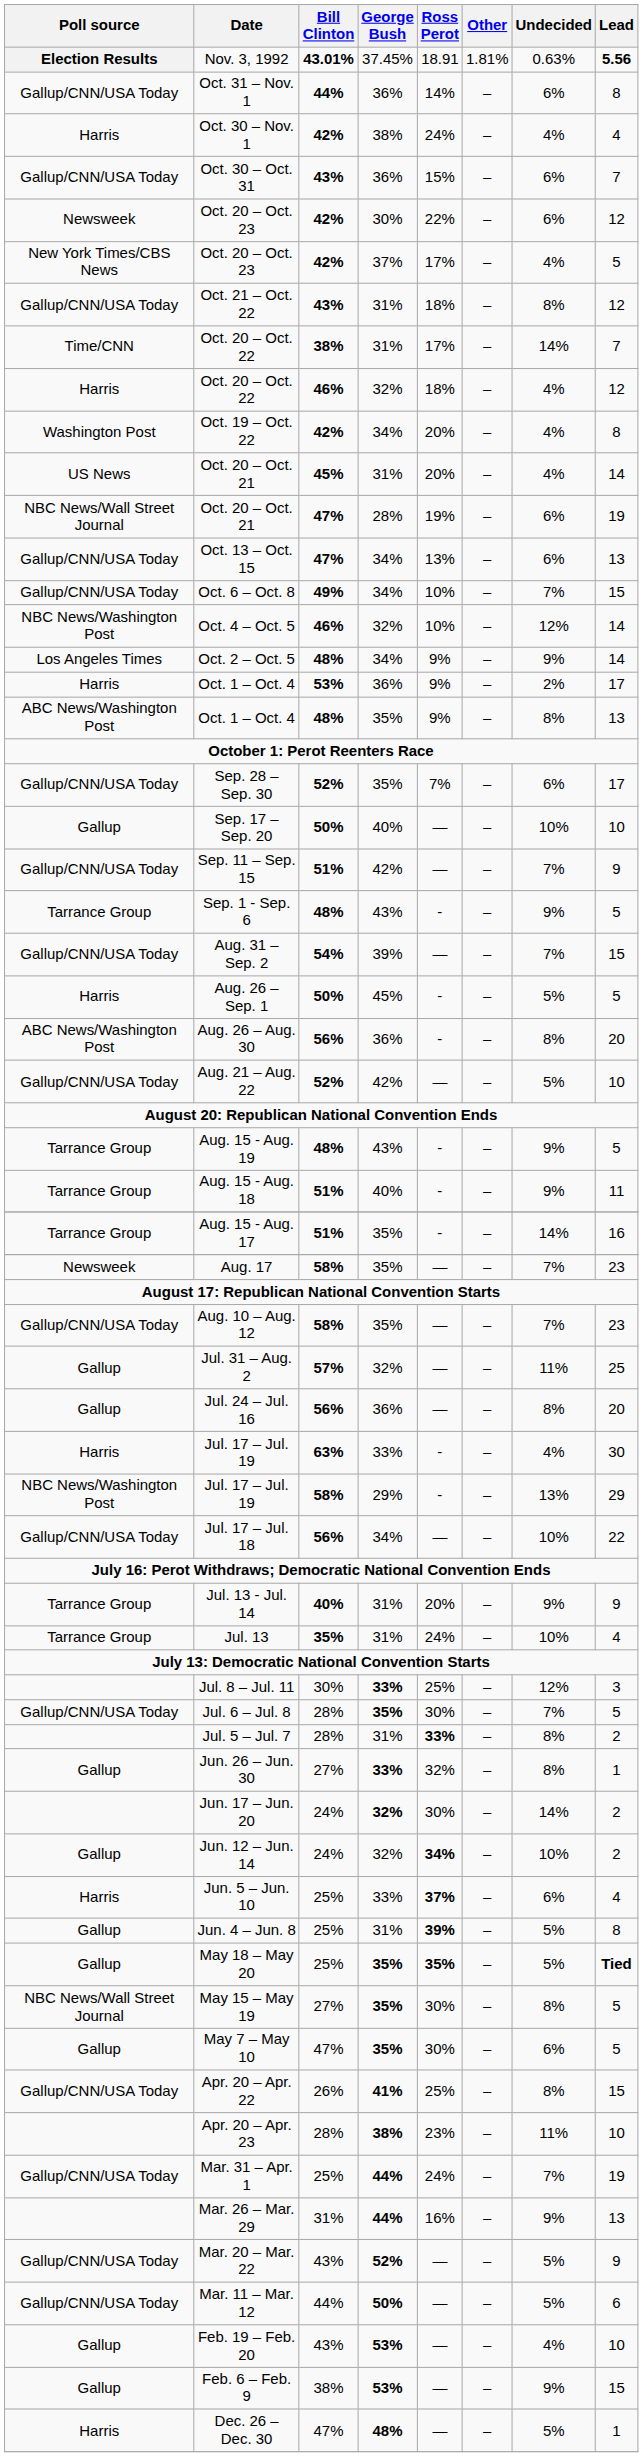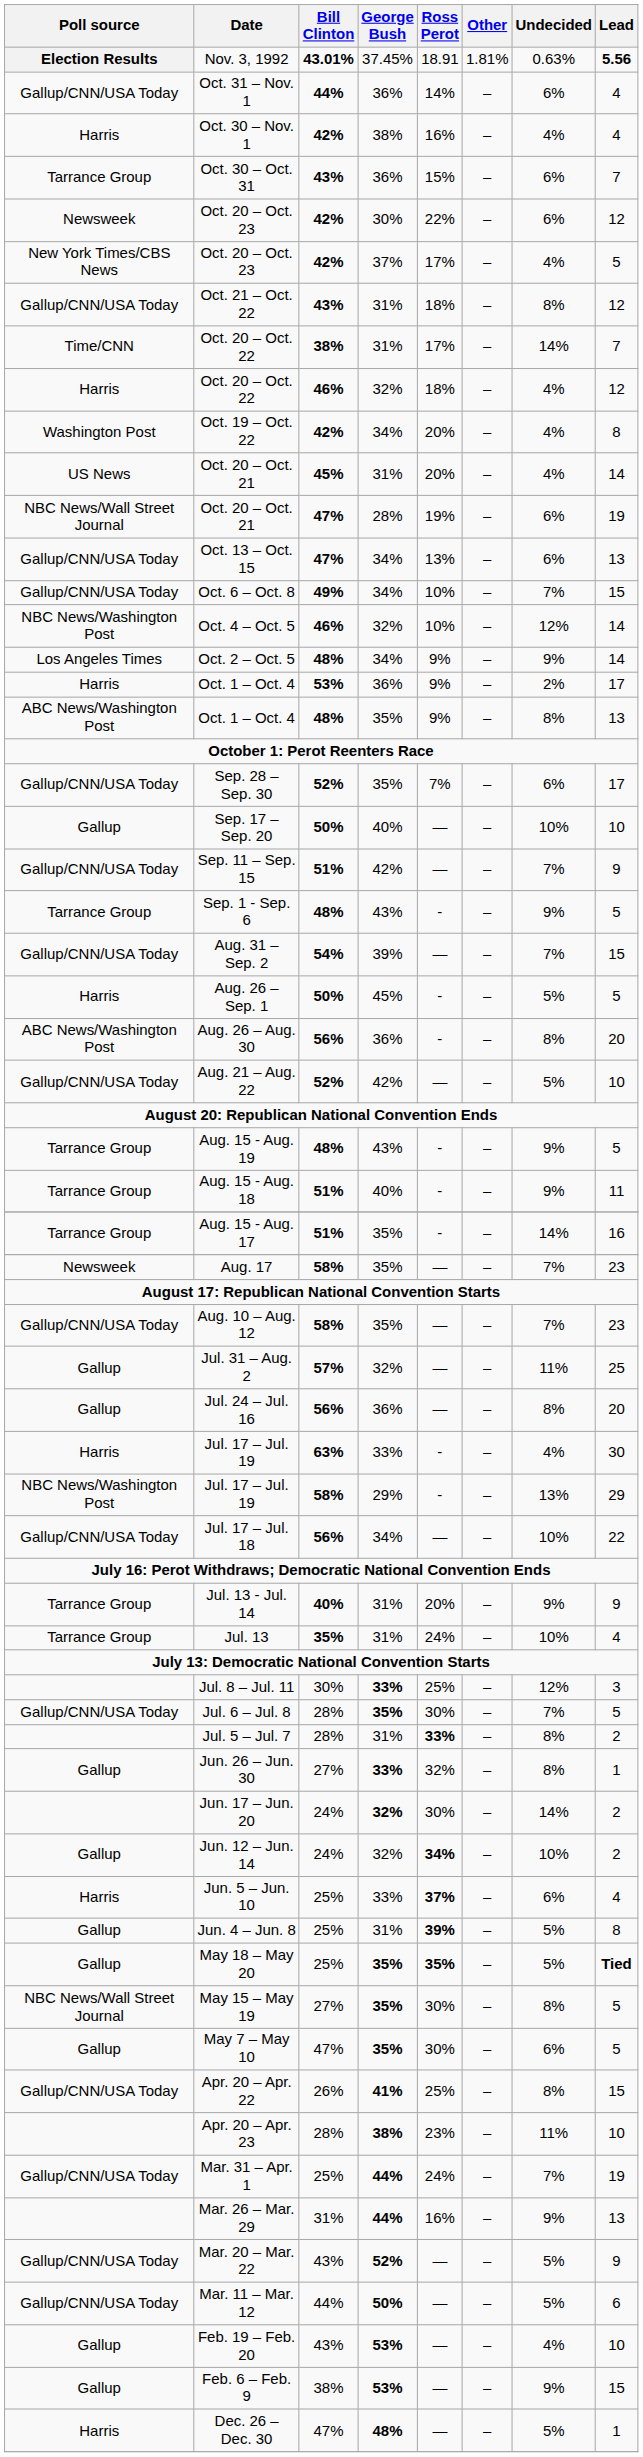(616, 93) 8 -> (616, 93) 4
(440, 135) 24% -> (440, 135) 16%
(99, 177) Gallup/CNN/USA Today -> (99, 177) Tarrance Group
